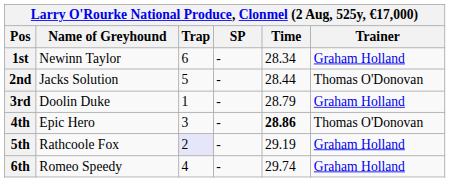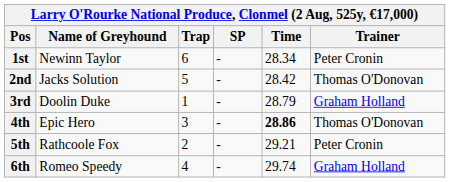(359, 58) Graham Holland -> (348, 58) Peter Cronin
(280, 79) 28.44 -> (280, 79) 28.42
(185, 144) lavender background -> (185, 144) no background
(280, 144) 29.19 -> (280, 144) 29.21
(359, 144) Graham Holland -> (348, 144) Peter Cronin
